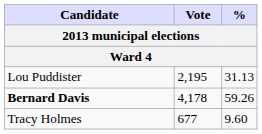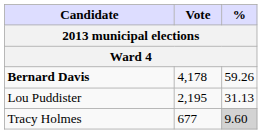rows swapped: (48, 98) <-> (44, 77)
(236, 118) no background -> (236, 118) lightgrey background
